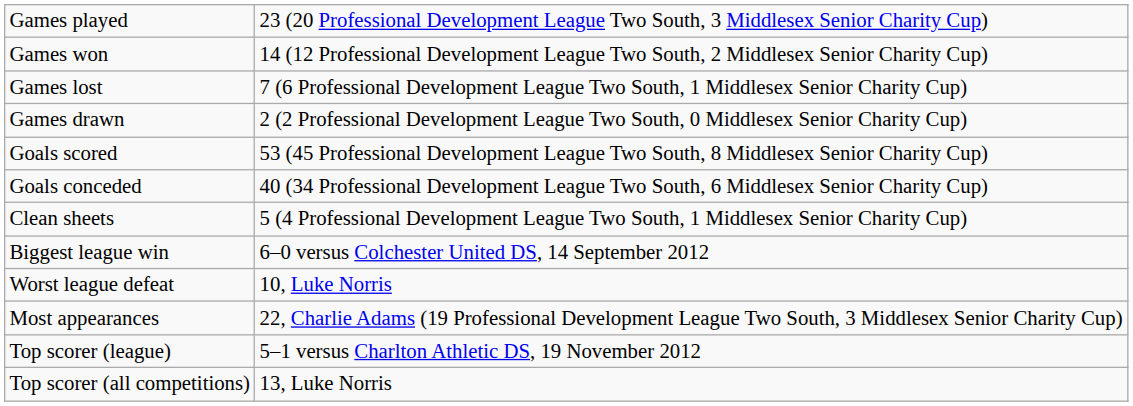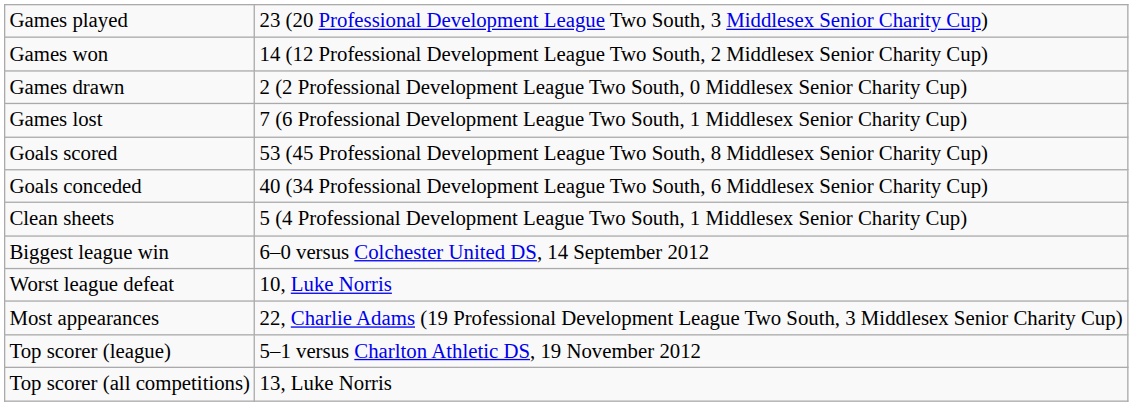rows swapped: (67, 119) <-> (56, 86)
